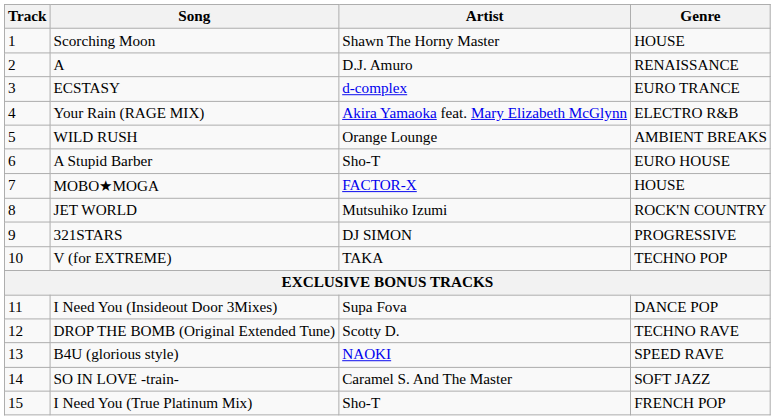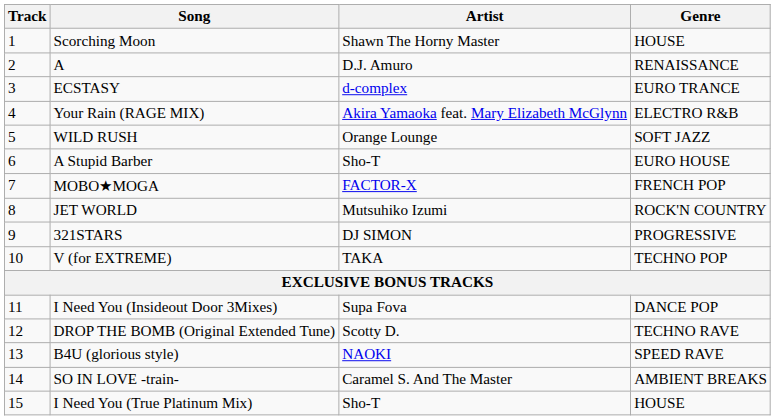(700, 137) AMBIENT BREAKS -> (672, 137) SOFT JAZZ
(659, 185) HOUSE -> (680, 185) FRENCH POP
(672, 379) SOFT JAZZ -> (700, 379) AMBIENT BREAKS
(680, 403) FRENCH POP -> (659, 403) HOUSE
